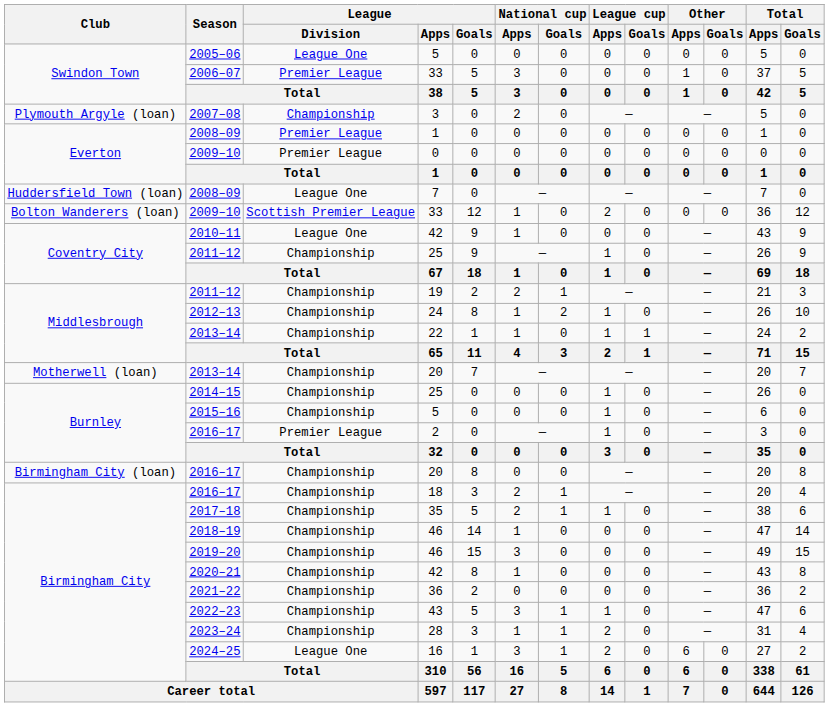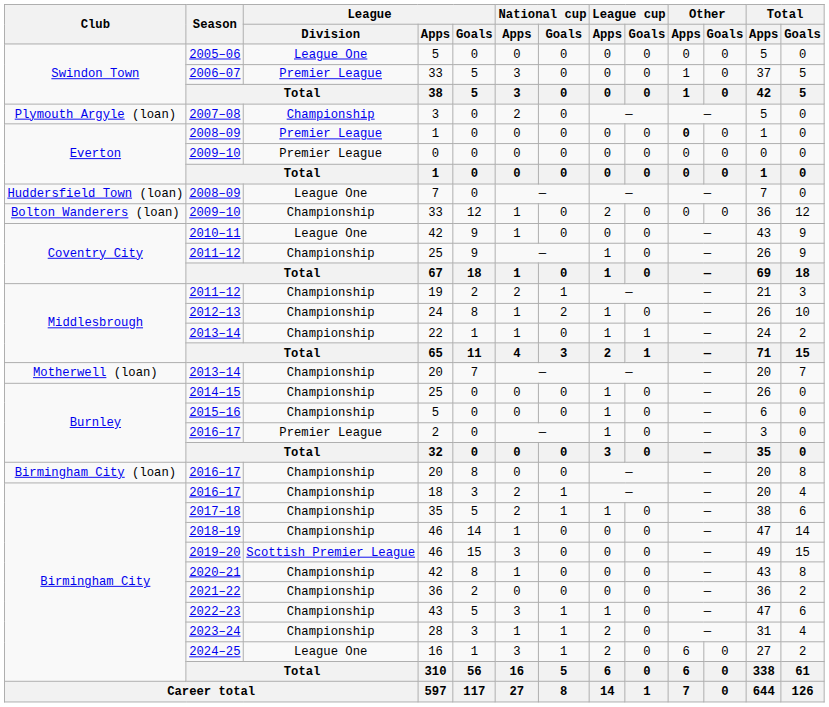(686, 134) normal -> (686, 134) bold
(331, 214) Scottish Premier League -> (331, 214) Championship
(331, 552) Championship -> (331, 552) Scottish Premier League
